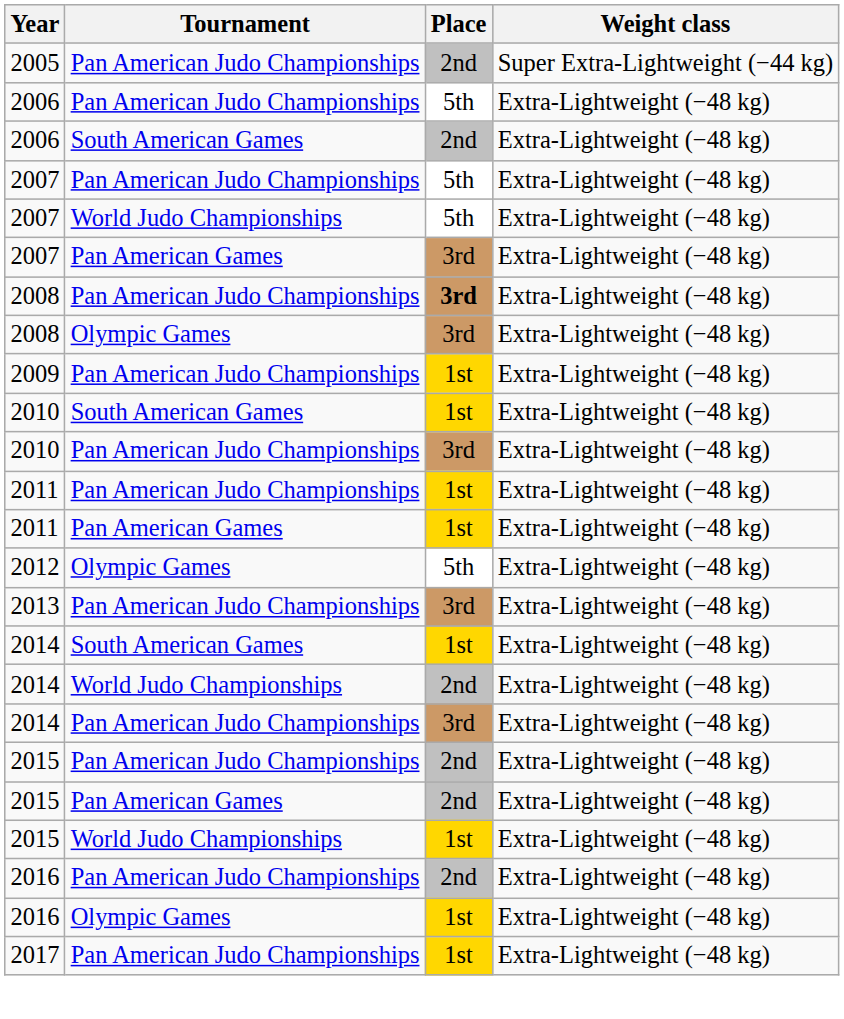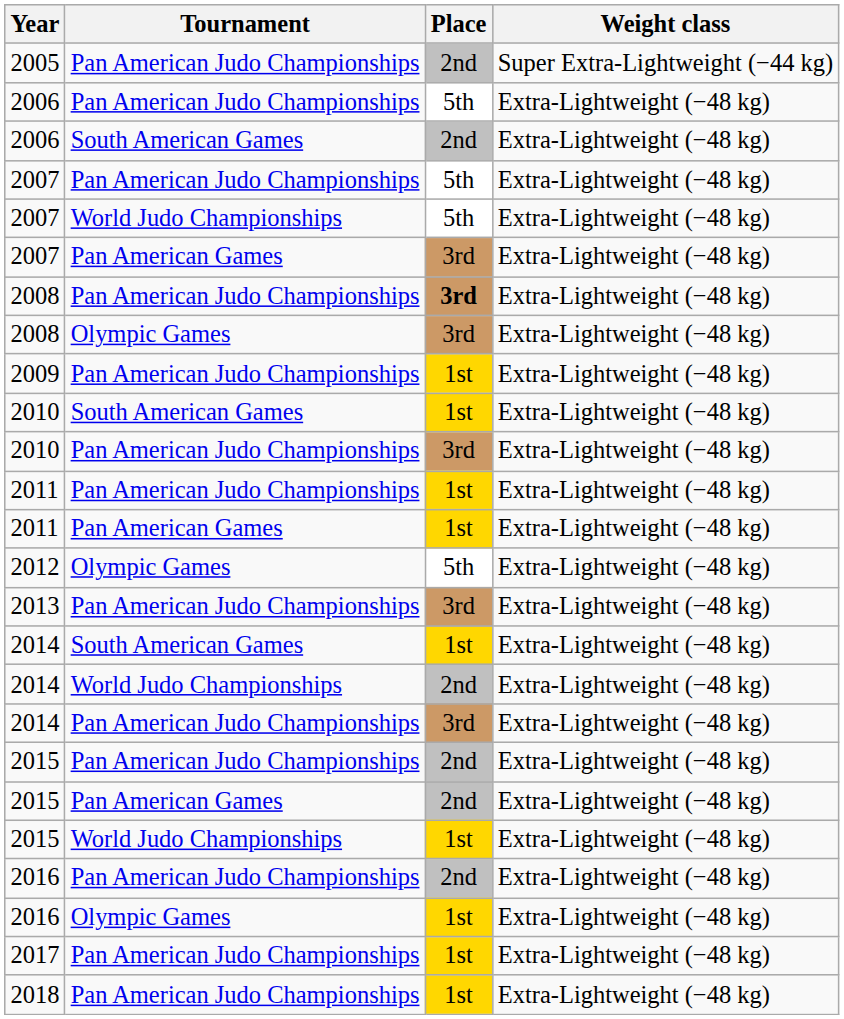+ row: (35, 994)
